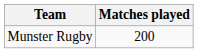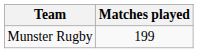(144, 36) 200 -> (144, 36) 199
